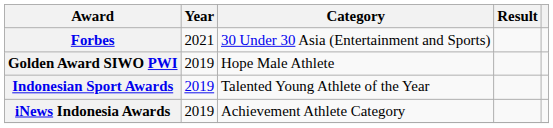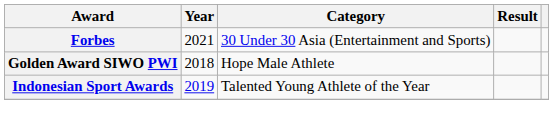(199, 63) 2019 -> (199, 63) 2018
- row: (93, 110)
